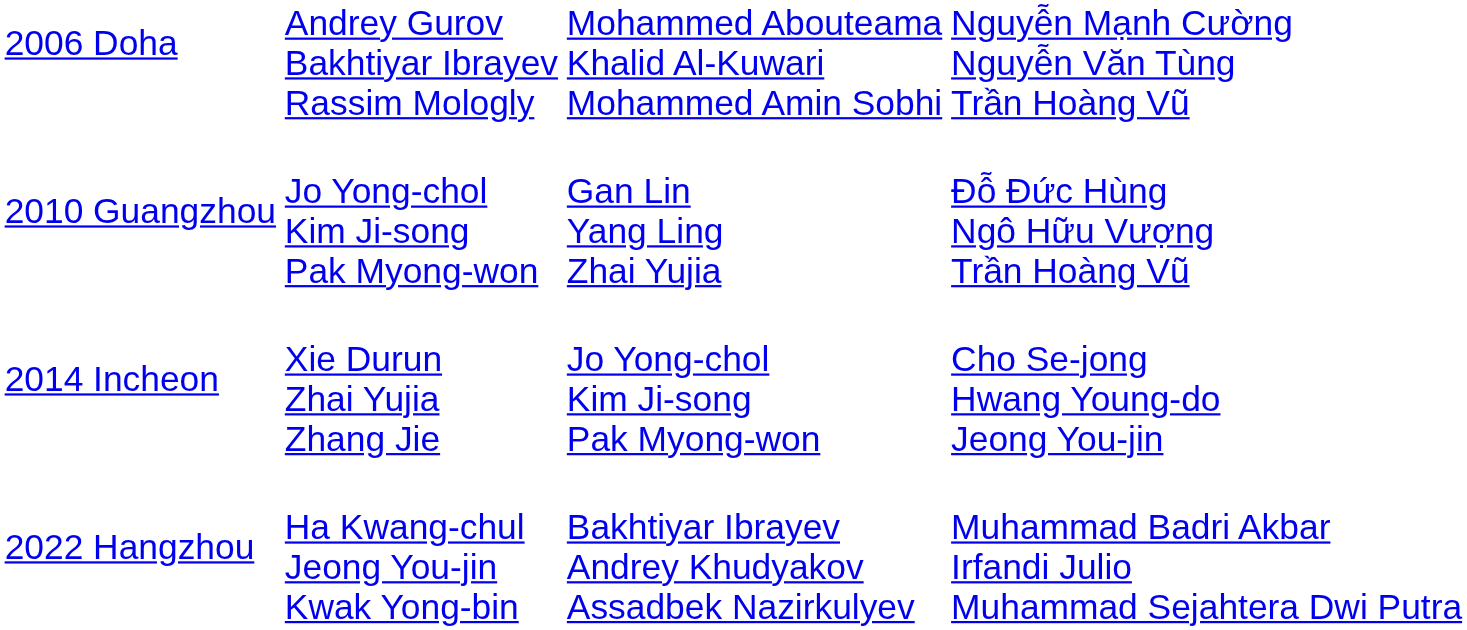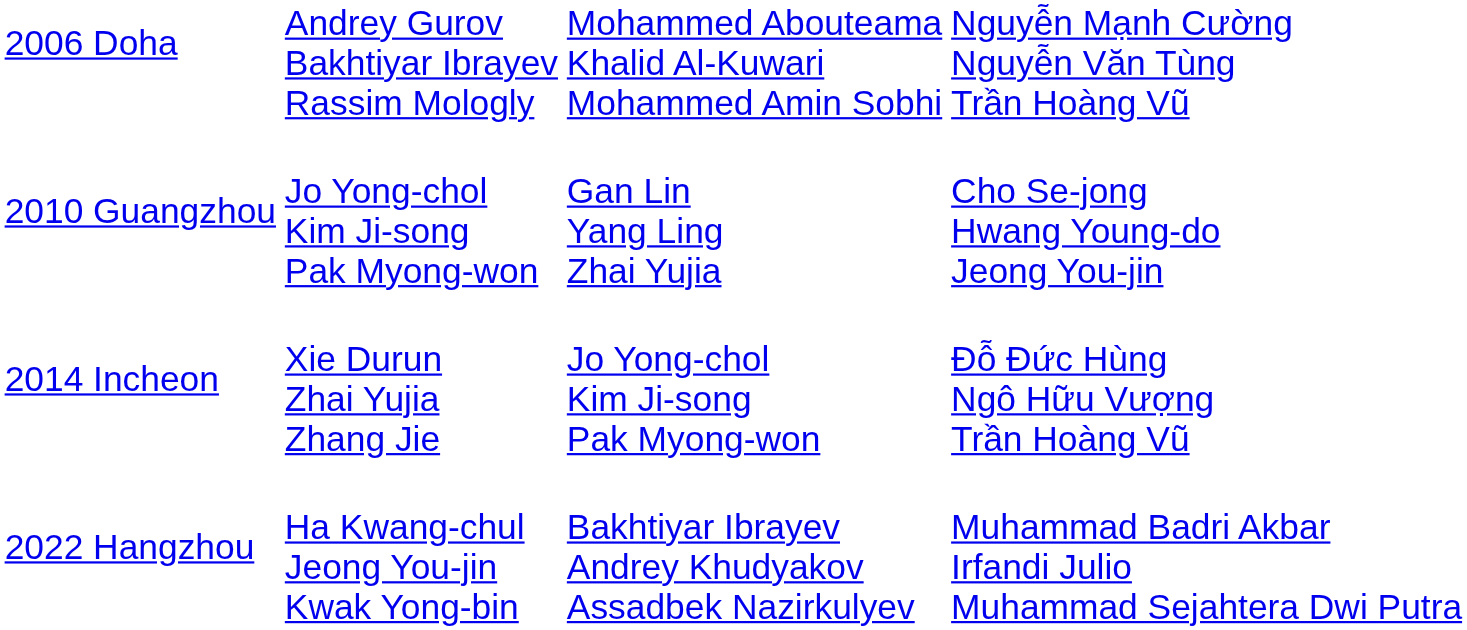(1083, 231) Đỗ Đức Hùng Ngô Hữu Vượng Trần Hoàng Vũ -> (1086, 231) Cho Se-jong Hwang Young-do Jeong You-jin
(1086, 399) Cho Se-jong Hwang Young-do Jeong You-jin -> (1083, 399) Đỗ Đức Hùng Ngô Hữu Vượng Trần Hoàng Vũ
